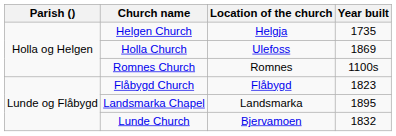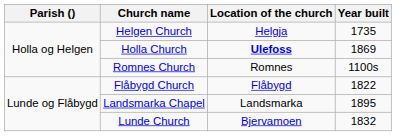(271, 49) normal -> (271, 49) bold
(363, 85) 1823 -> (363, 85) 1822
